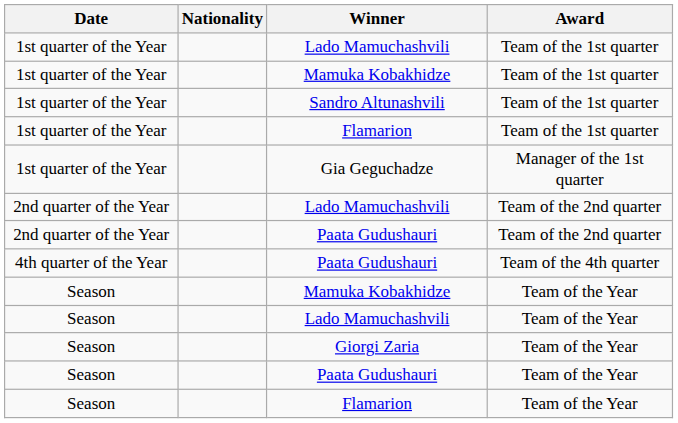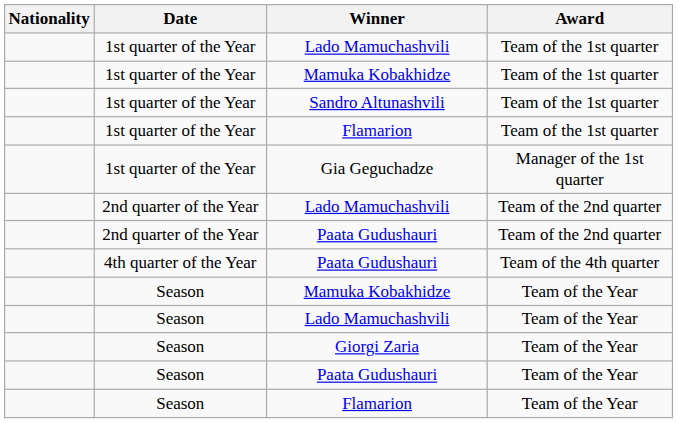columns swapped: (91, 18) <-> (222, 18)
